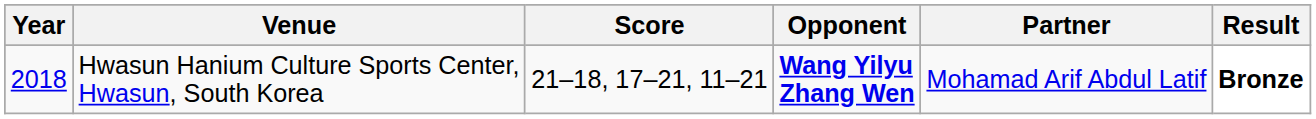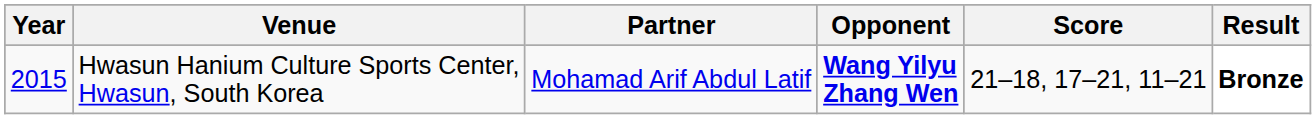columns swapped: (1066, 25) <-> (649, 25)
(39, 79) 2018 -> (39, 79) 2015
